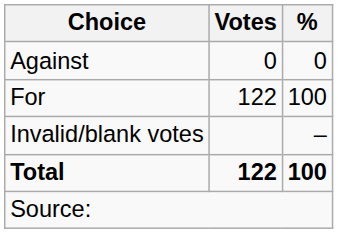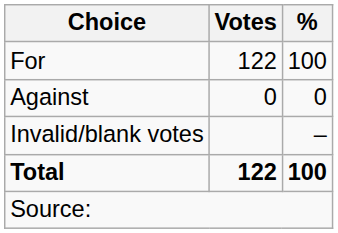rows swapped: (28, 97) <-> (49, 60)
